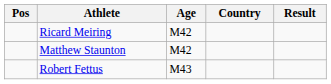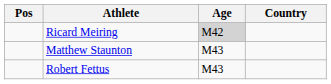- column: (300, 13)
(181, 32) no background -> (212, 32) lightgrey background
(181, 50) M42 -> (212, 50) M43
